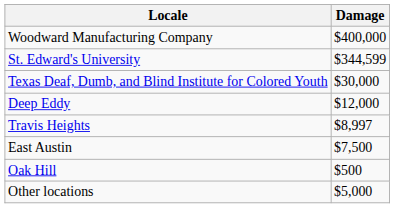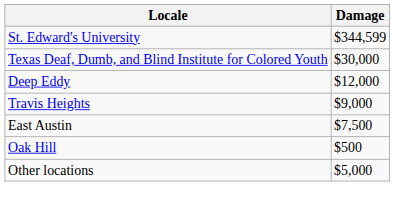- row: (110, 37)
(353, 125) $8,997 -> (353, 103) $9,000
